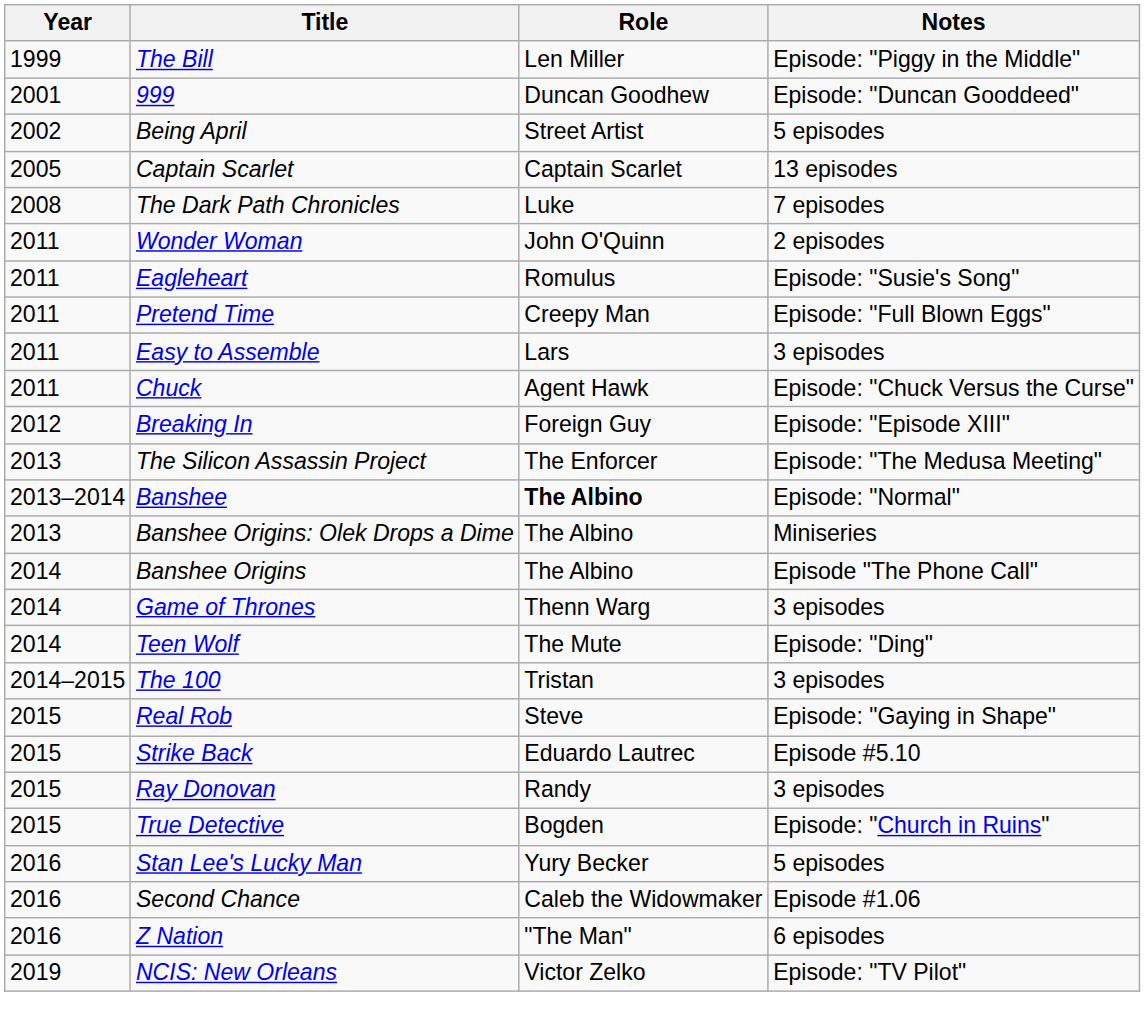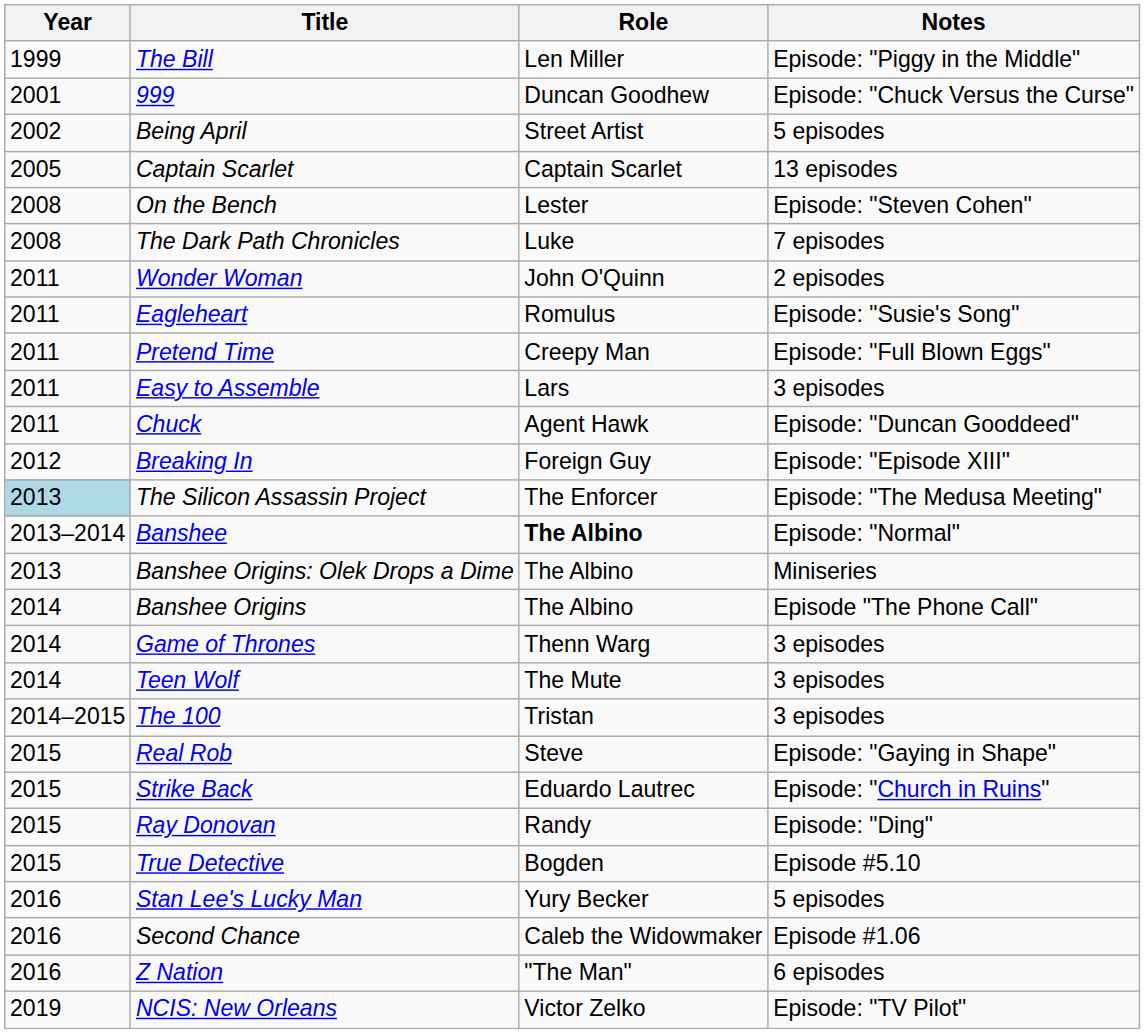(926, 95) Episode: "Duncan Gooddeed" -> (954, 95) Episode: "Chuck Versus the Curse"
+ row: (206, 205)
(954, 388) Episode: "Chuck Versus the Curse" -> (926, 424) Episode: "Duncan Gooddeed"
(36, 461) no background -> (36, 497) lightblue background
(853, 643) Episode: "Ding" -> (829, 680) 3 episodes
(847, 753) Episode #5.10 -> (911, 790) Episode: "Church in Ruins"
(829, 790) 3 episodes -> (853, 826) Episode: "Ding"
(911, 826) Episode: "Church in Ruins" -> (847, 863) Episode #5.10
